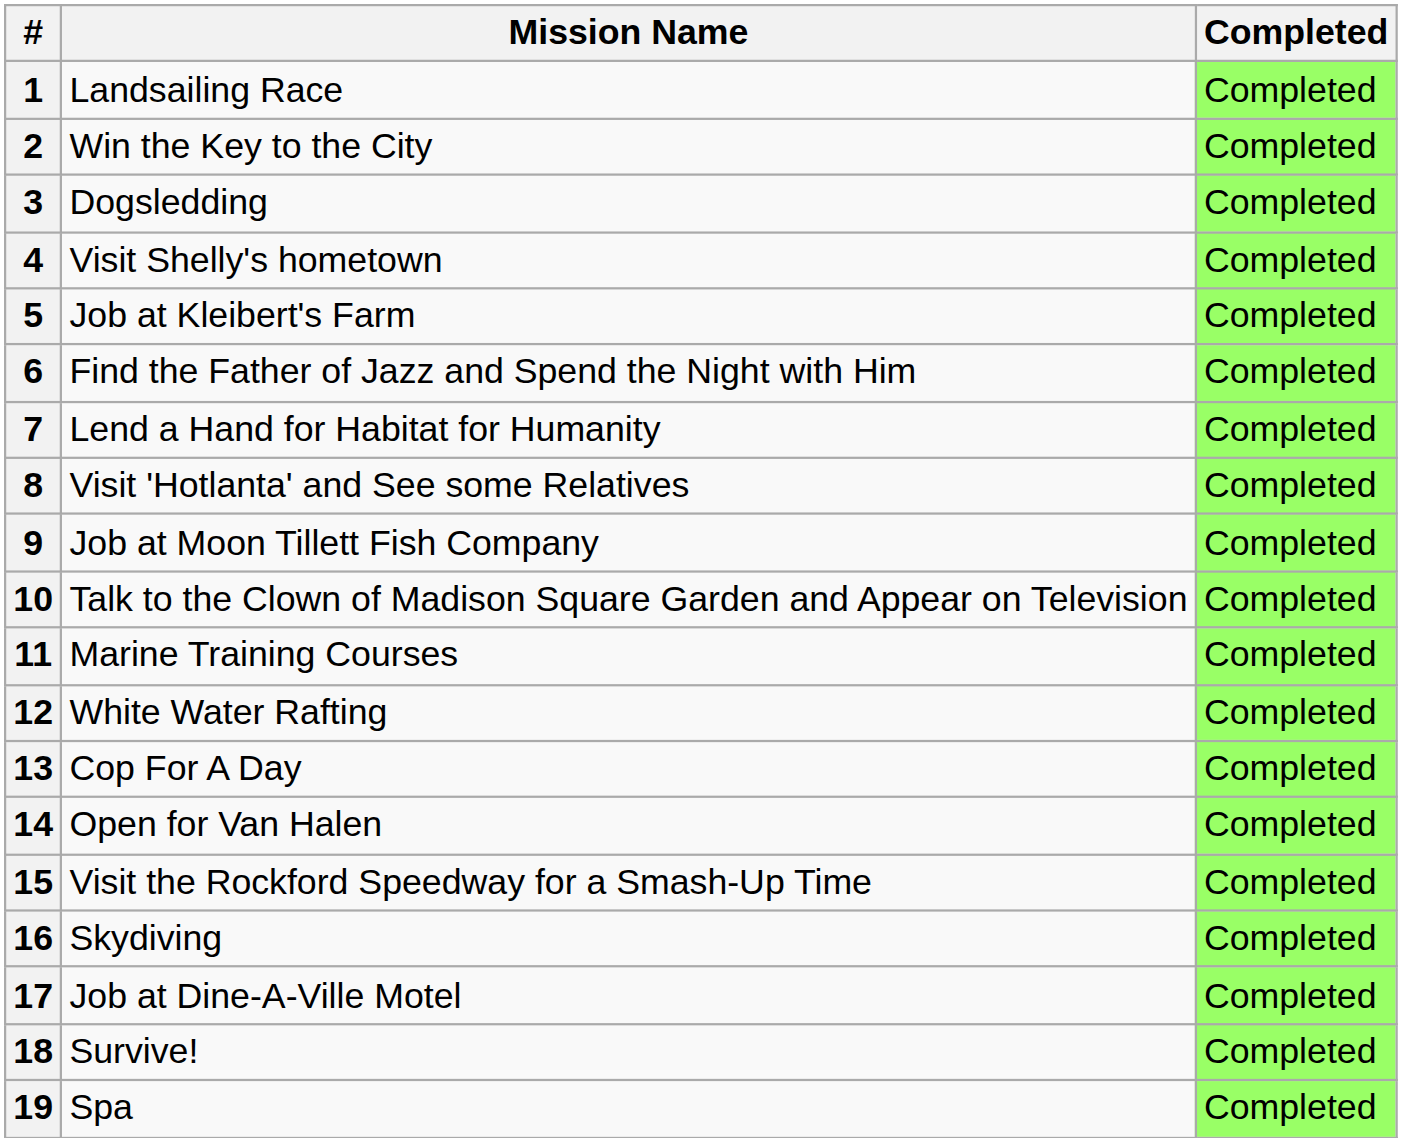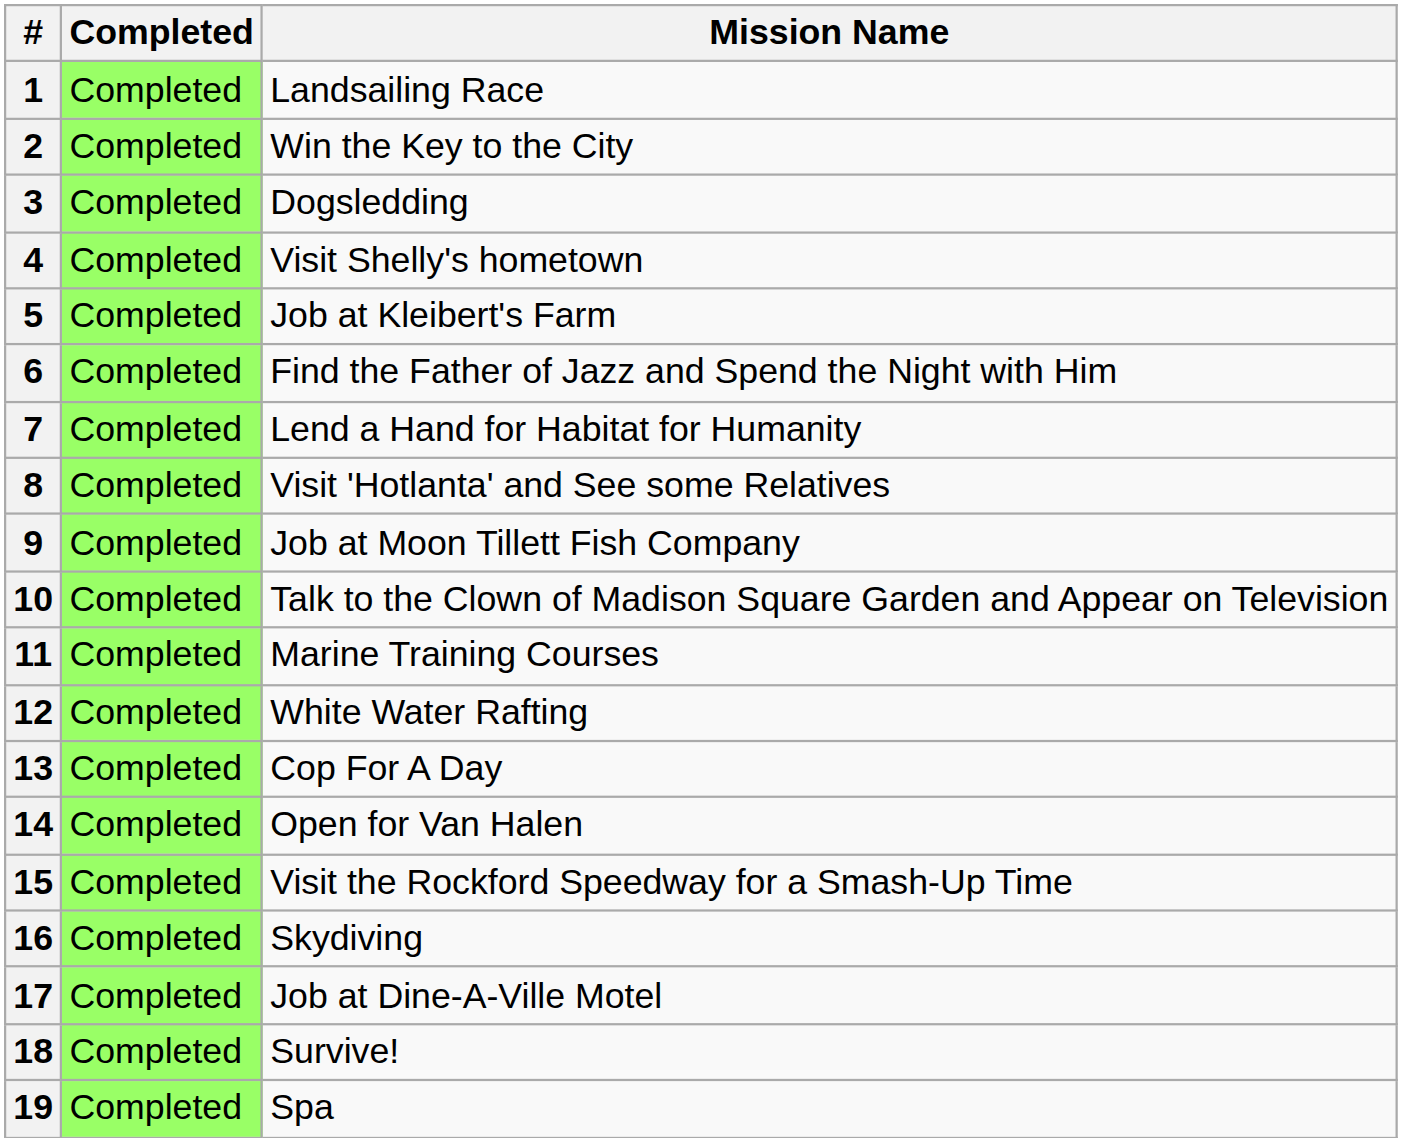columns swapped: (628, 32) <-> (1296, 32)
